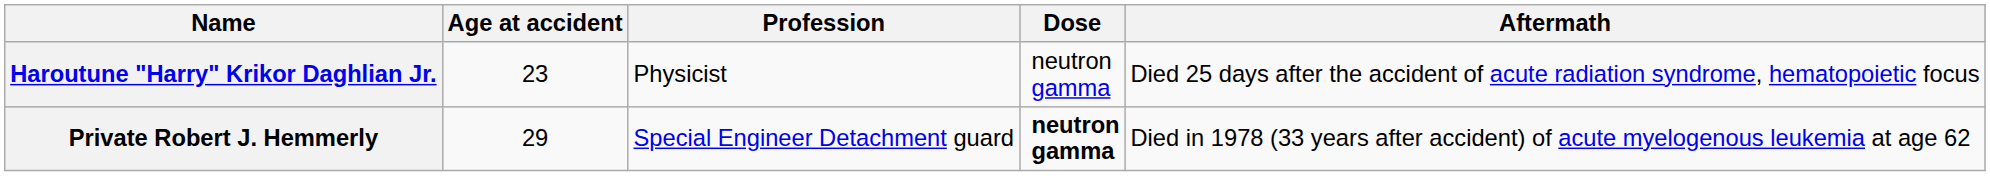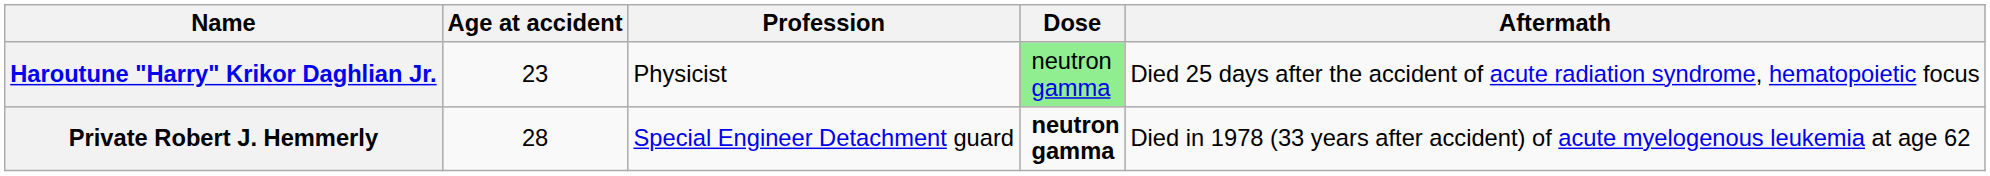(1068, 74) no background -> (1068, 74) lightgreen background
(535, 138) 29 -> (535, 138) 28
